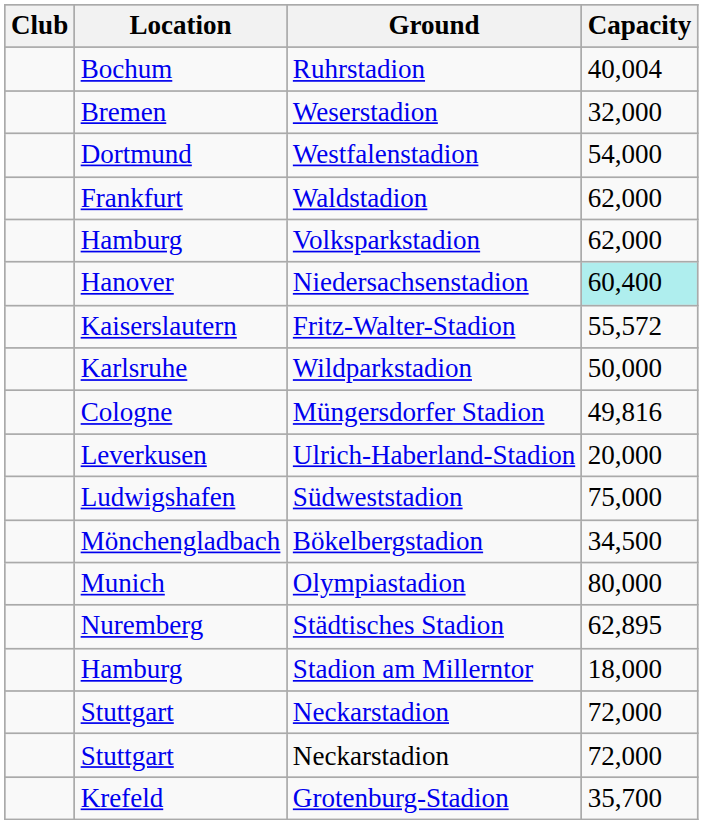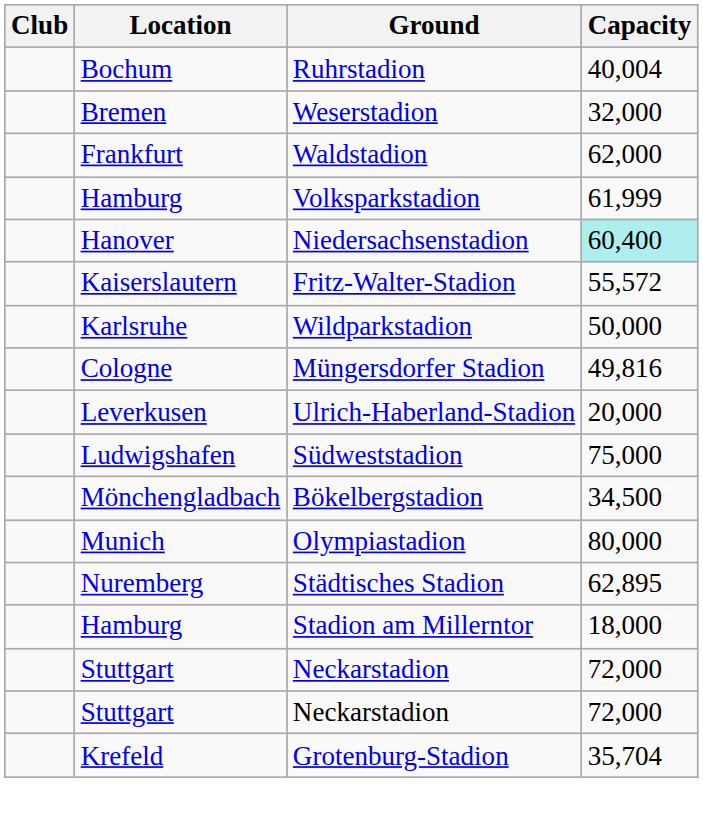- row: (136, 154)
(625, 240) 62,000 -> (625, 197) 61,999
(625, 797) 35,700 -> (625, 754) 35,704
